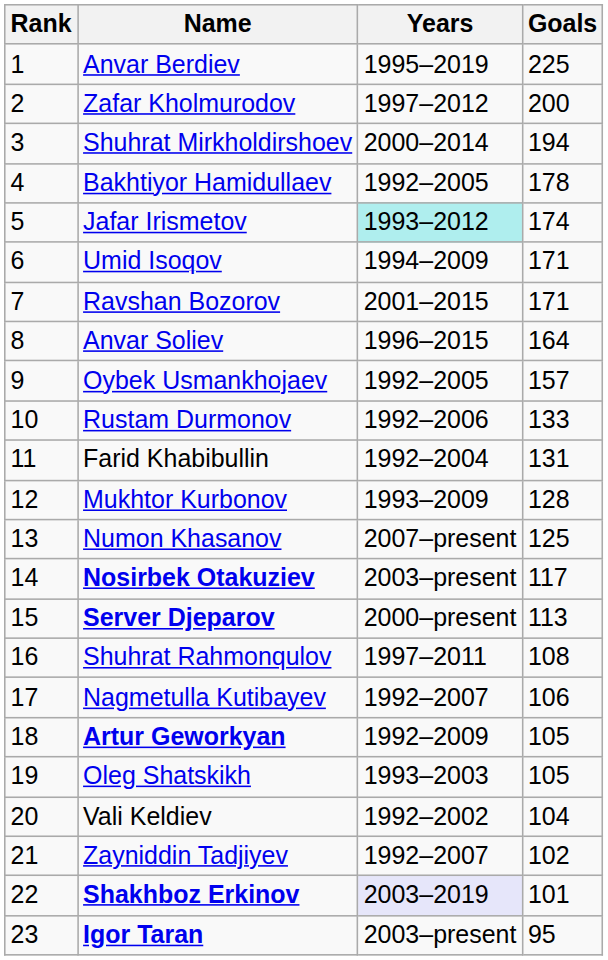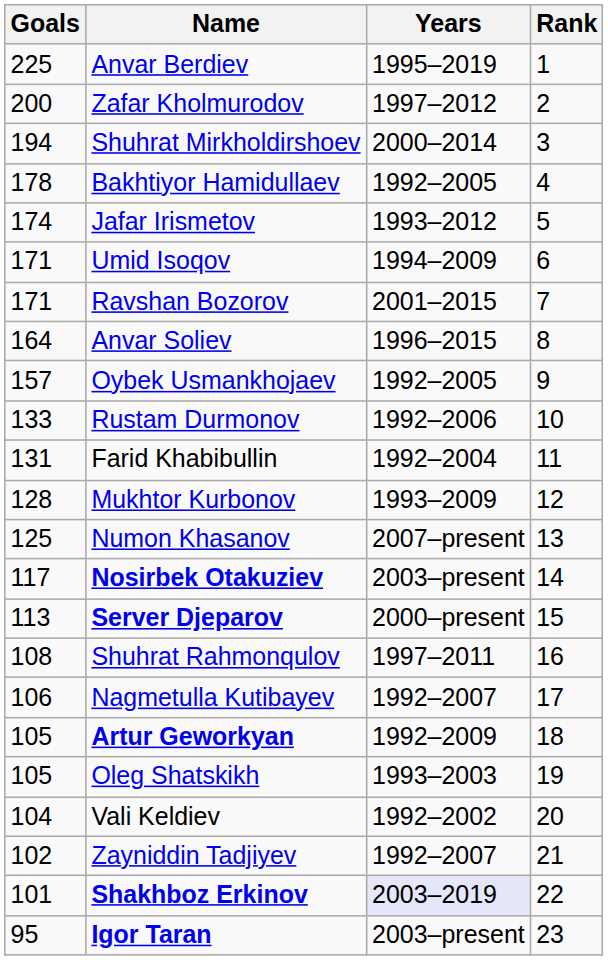columns swapped: (41, 24) <-> (563, 24)
(426, 222) paleturquoise background -> (435, 222) no background
